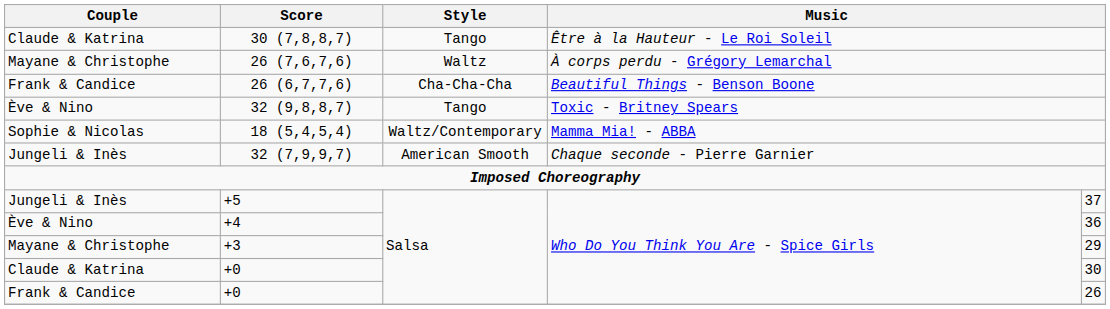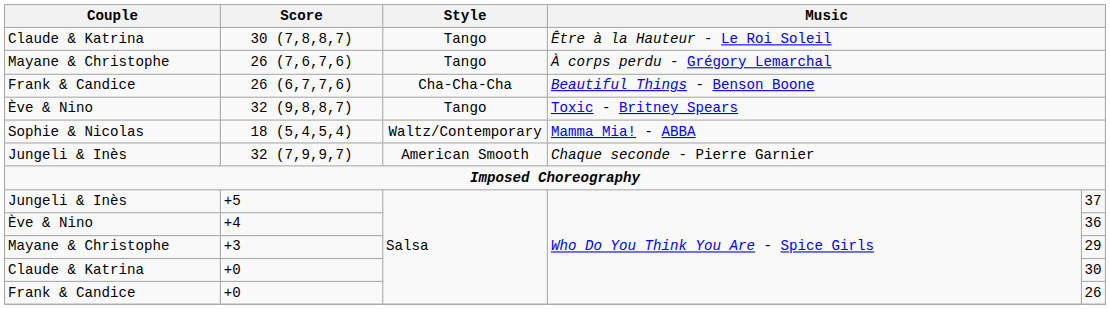(465, 62) Waltz -> (465, 62) Tango
